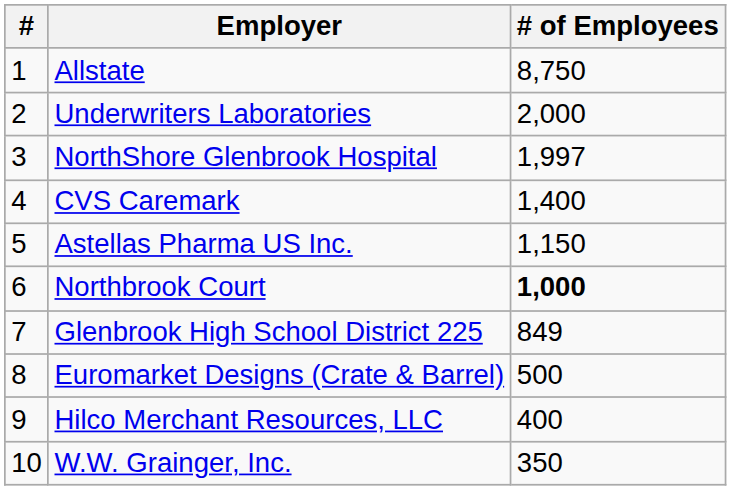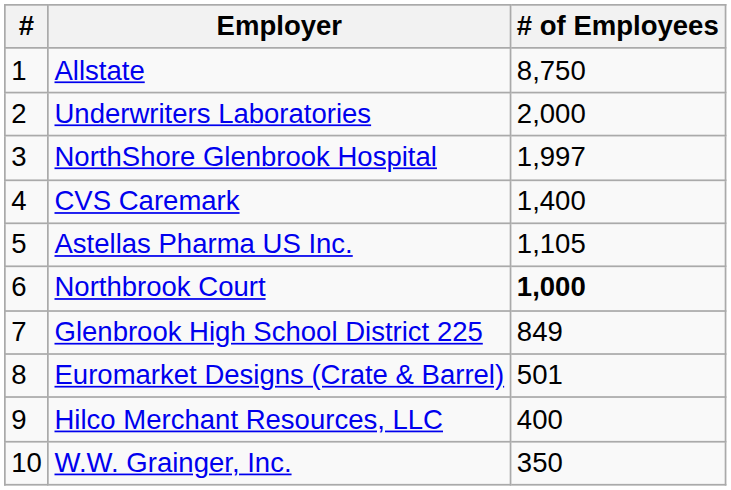(551, 244) 1,150 -> (551, 244) 1,105
(540, 375) 500 -> (540, 375) 501
